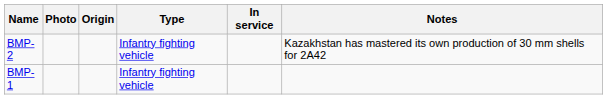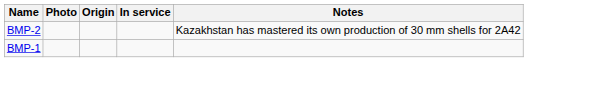- column: (172, 19)
